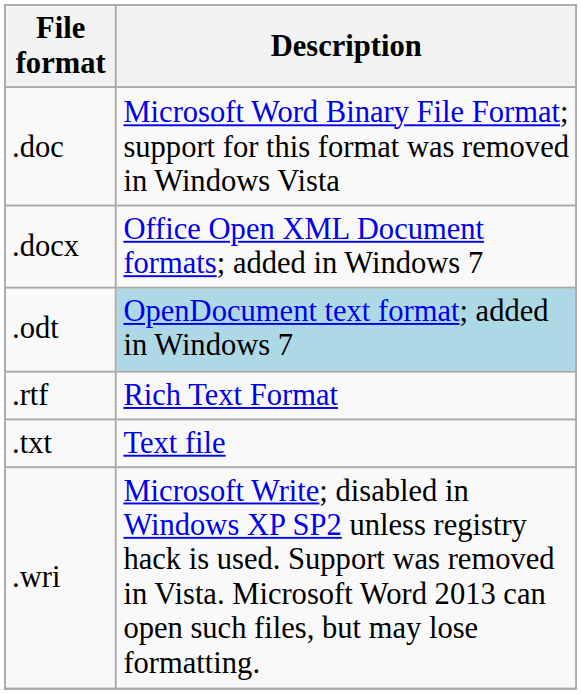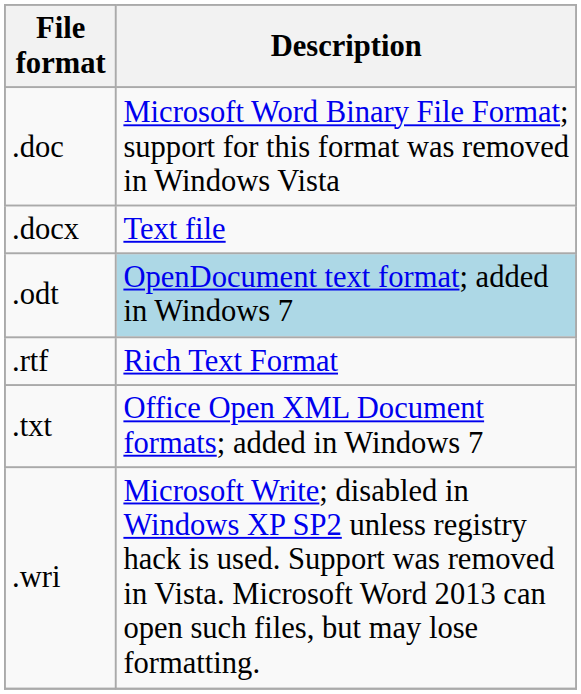(304, 245) Office Open XML Document formats; added in Windows 7 -> (175, 228) Text file
(175, 442) Text file -> (304, 425) Office Open XML Document formats; added in Windows 7
